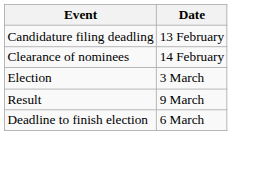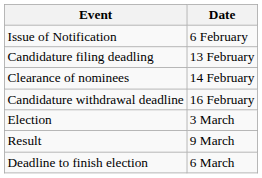+ row: (62, 36)
+ row: (96, 99)
